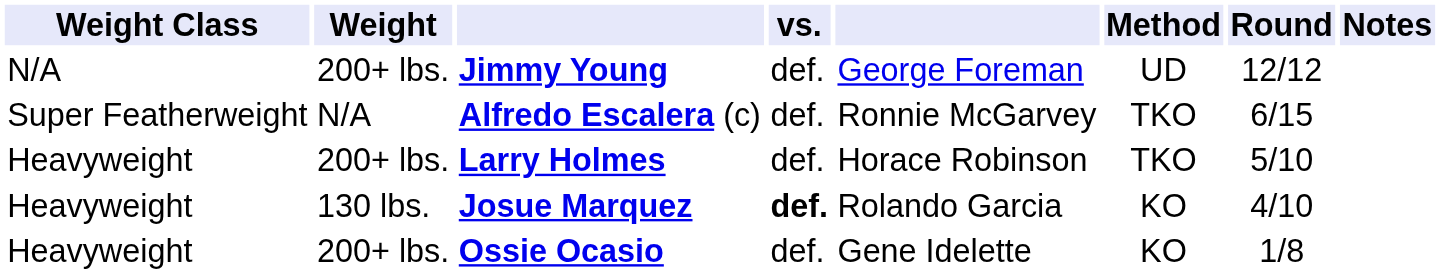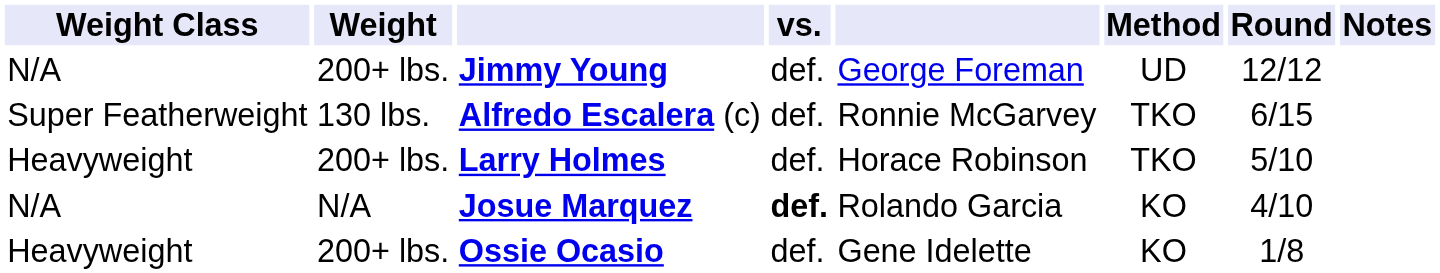(344, 115) N/A -> (374, 115) 130 lbs.
(100, 206) Heavyweight -> (34, 206) N/A
(374, 206) 130 lbs. -> (344, 206) N/A
